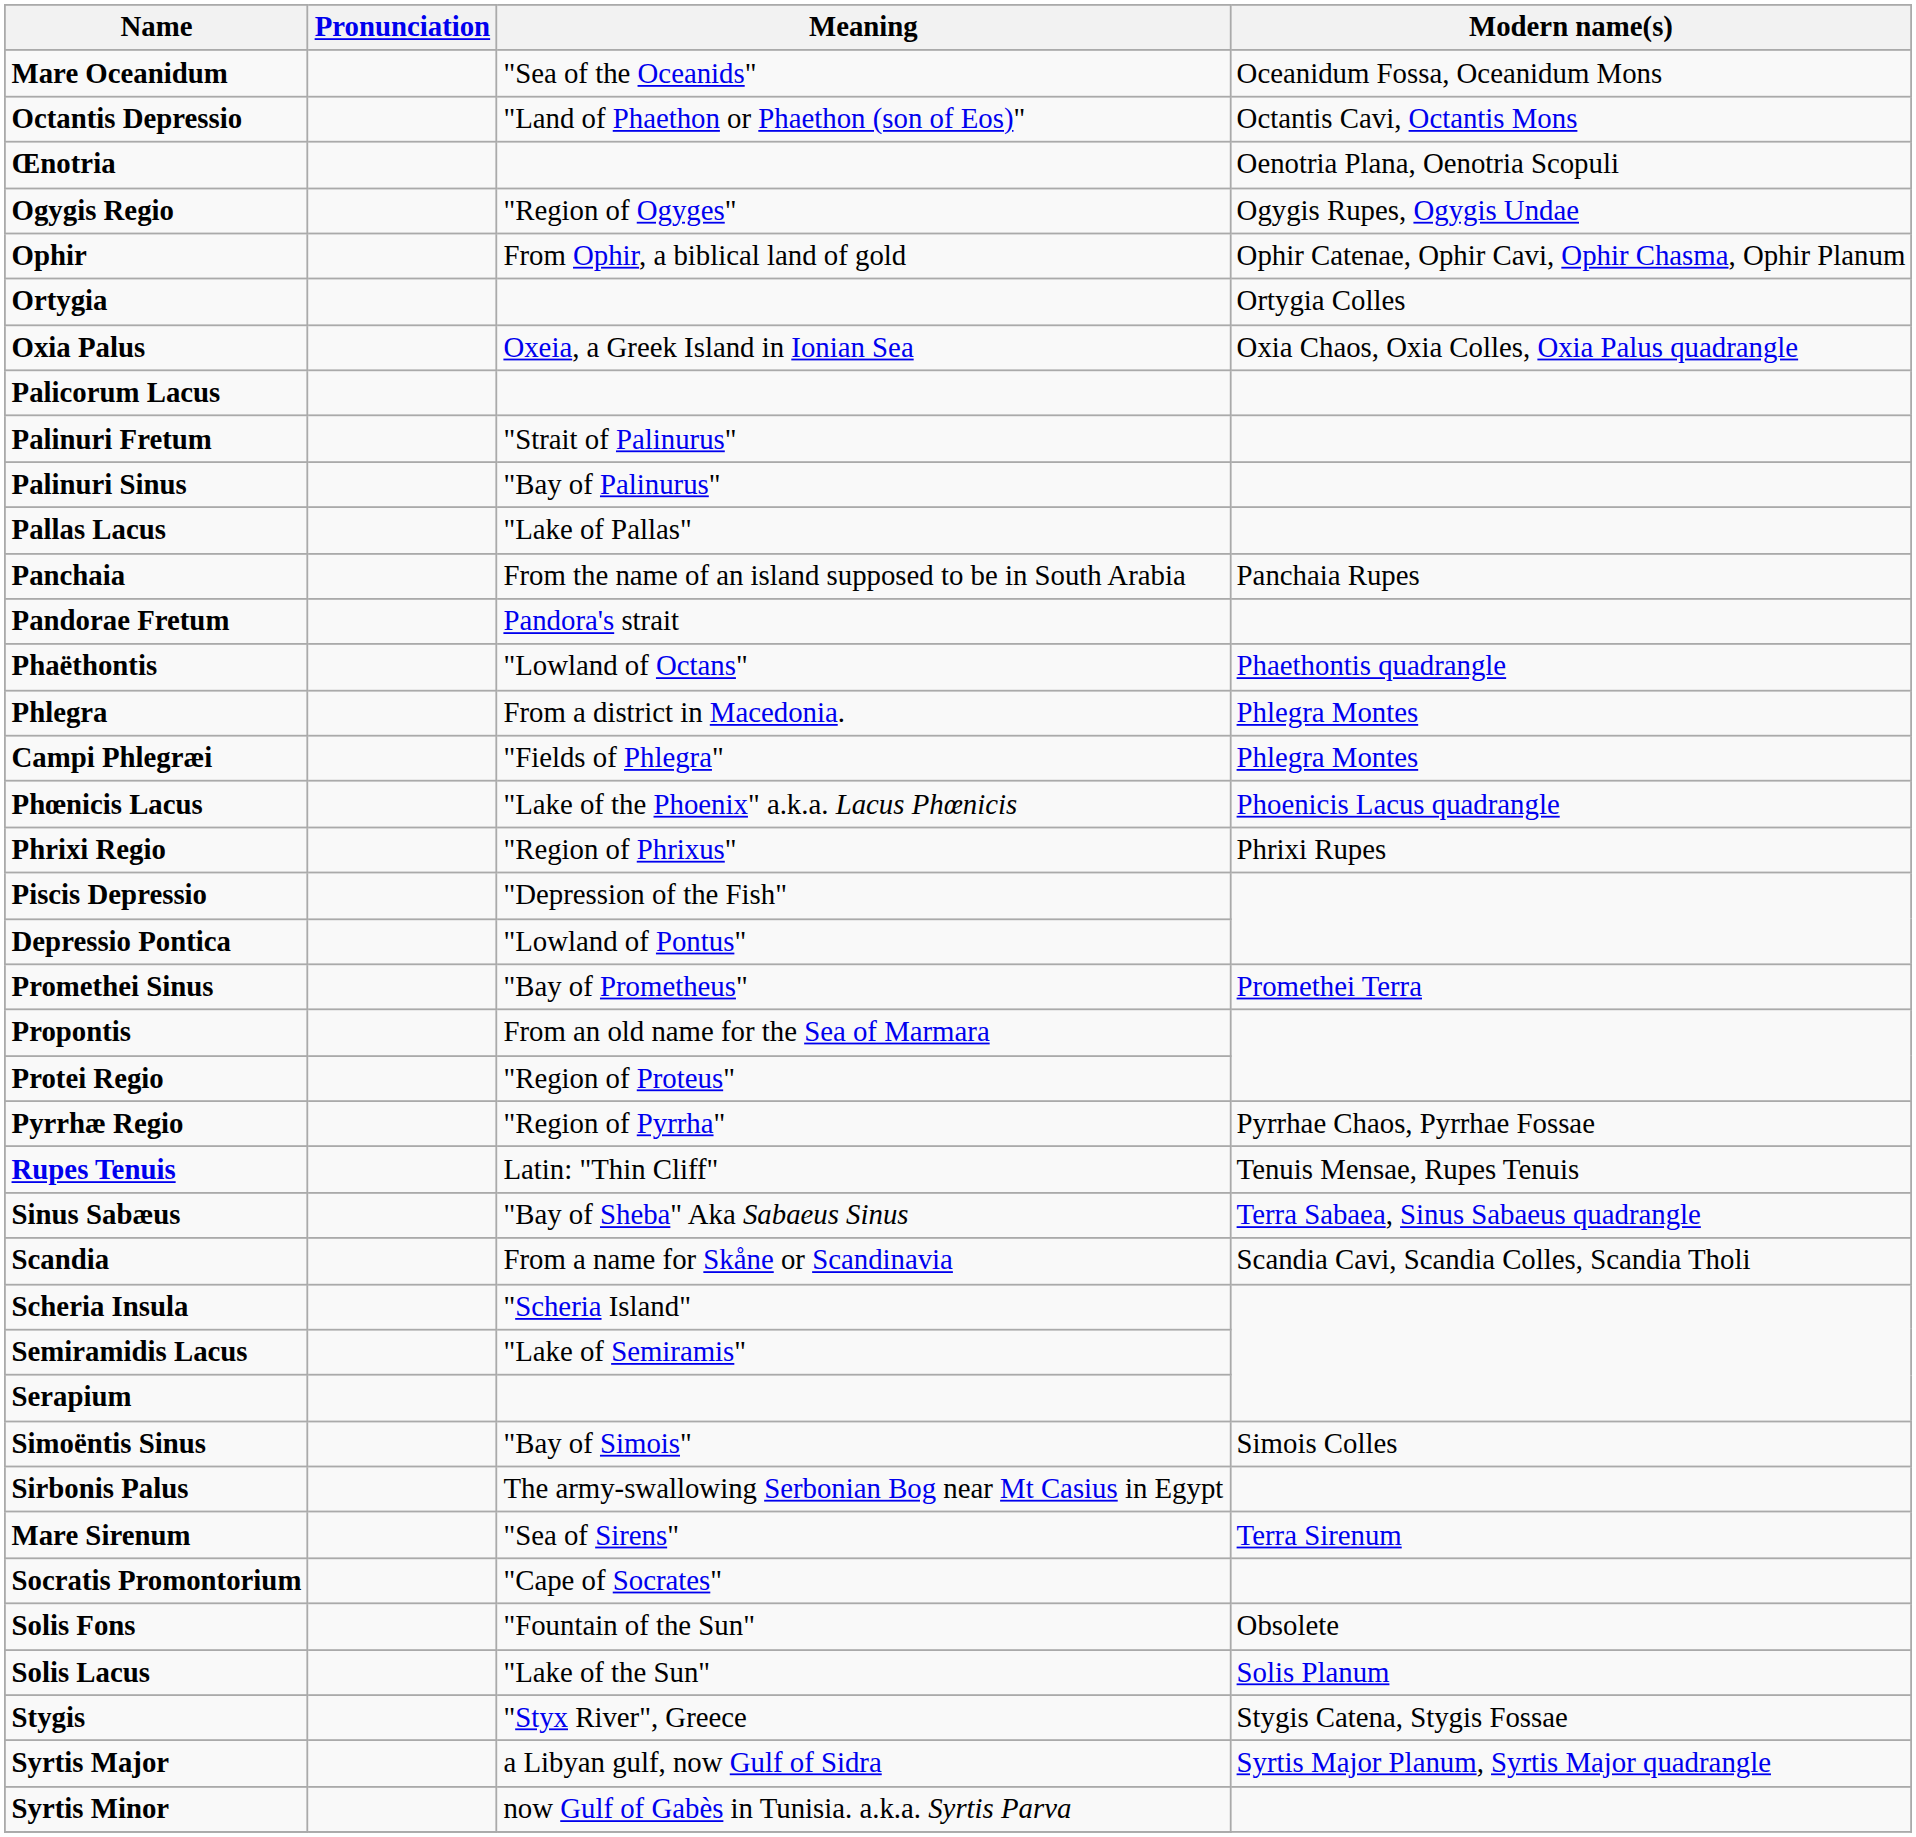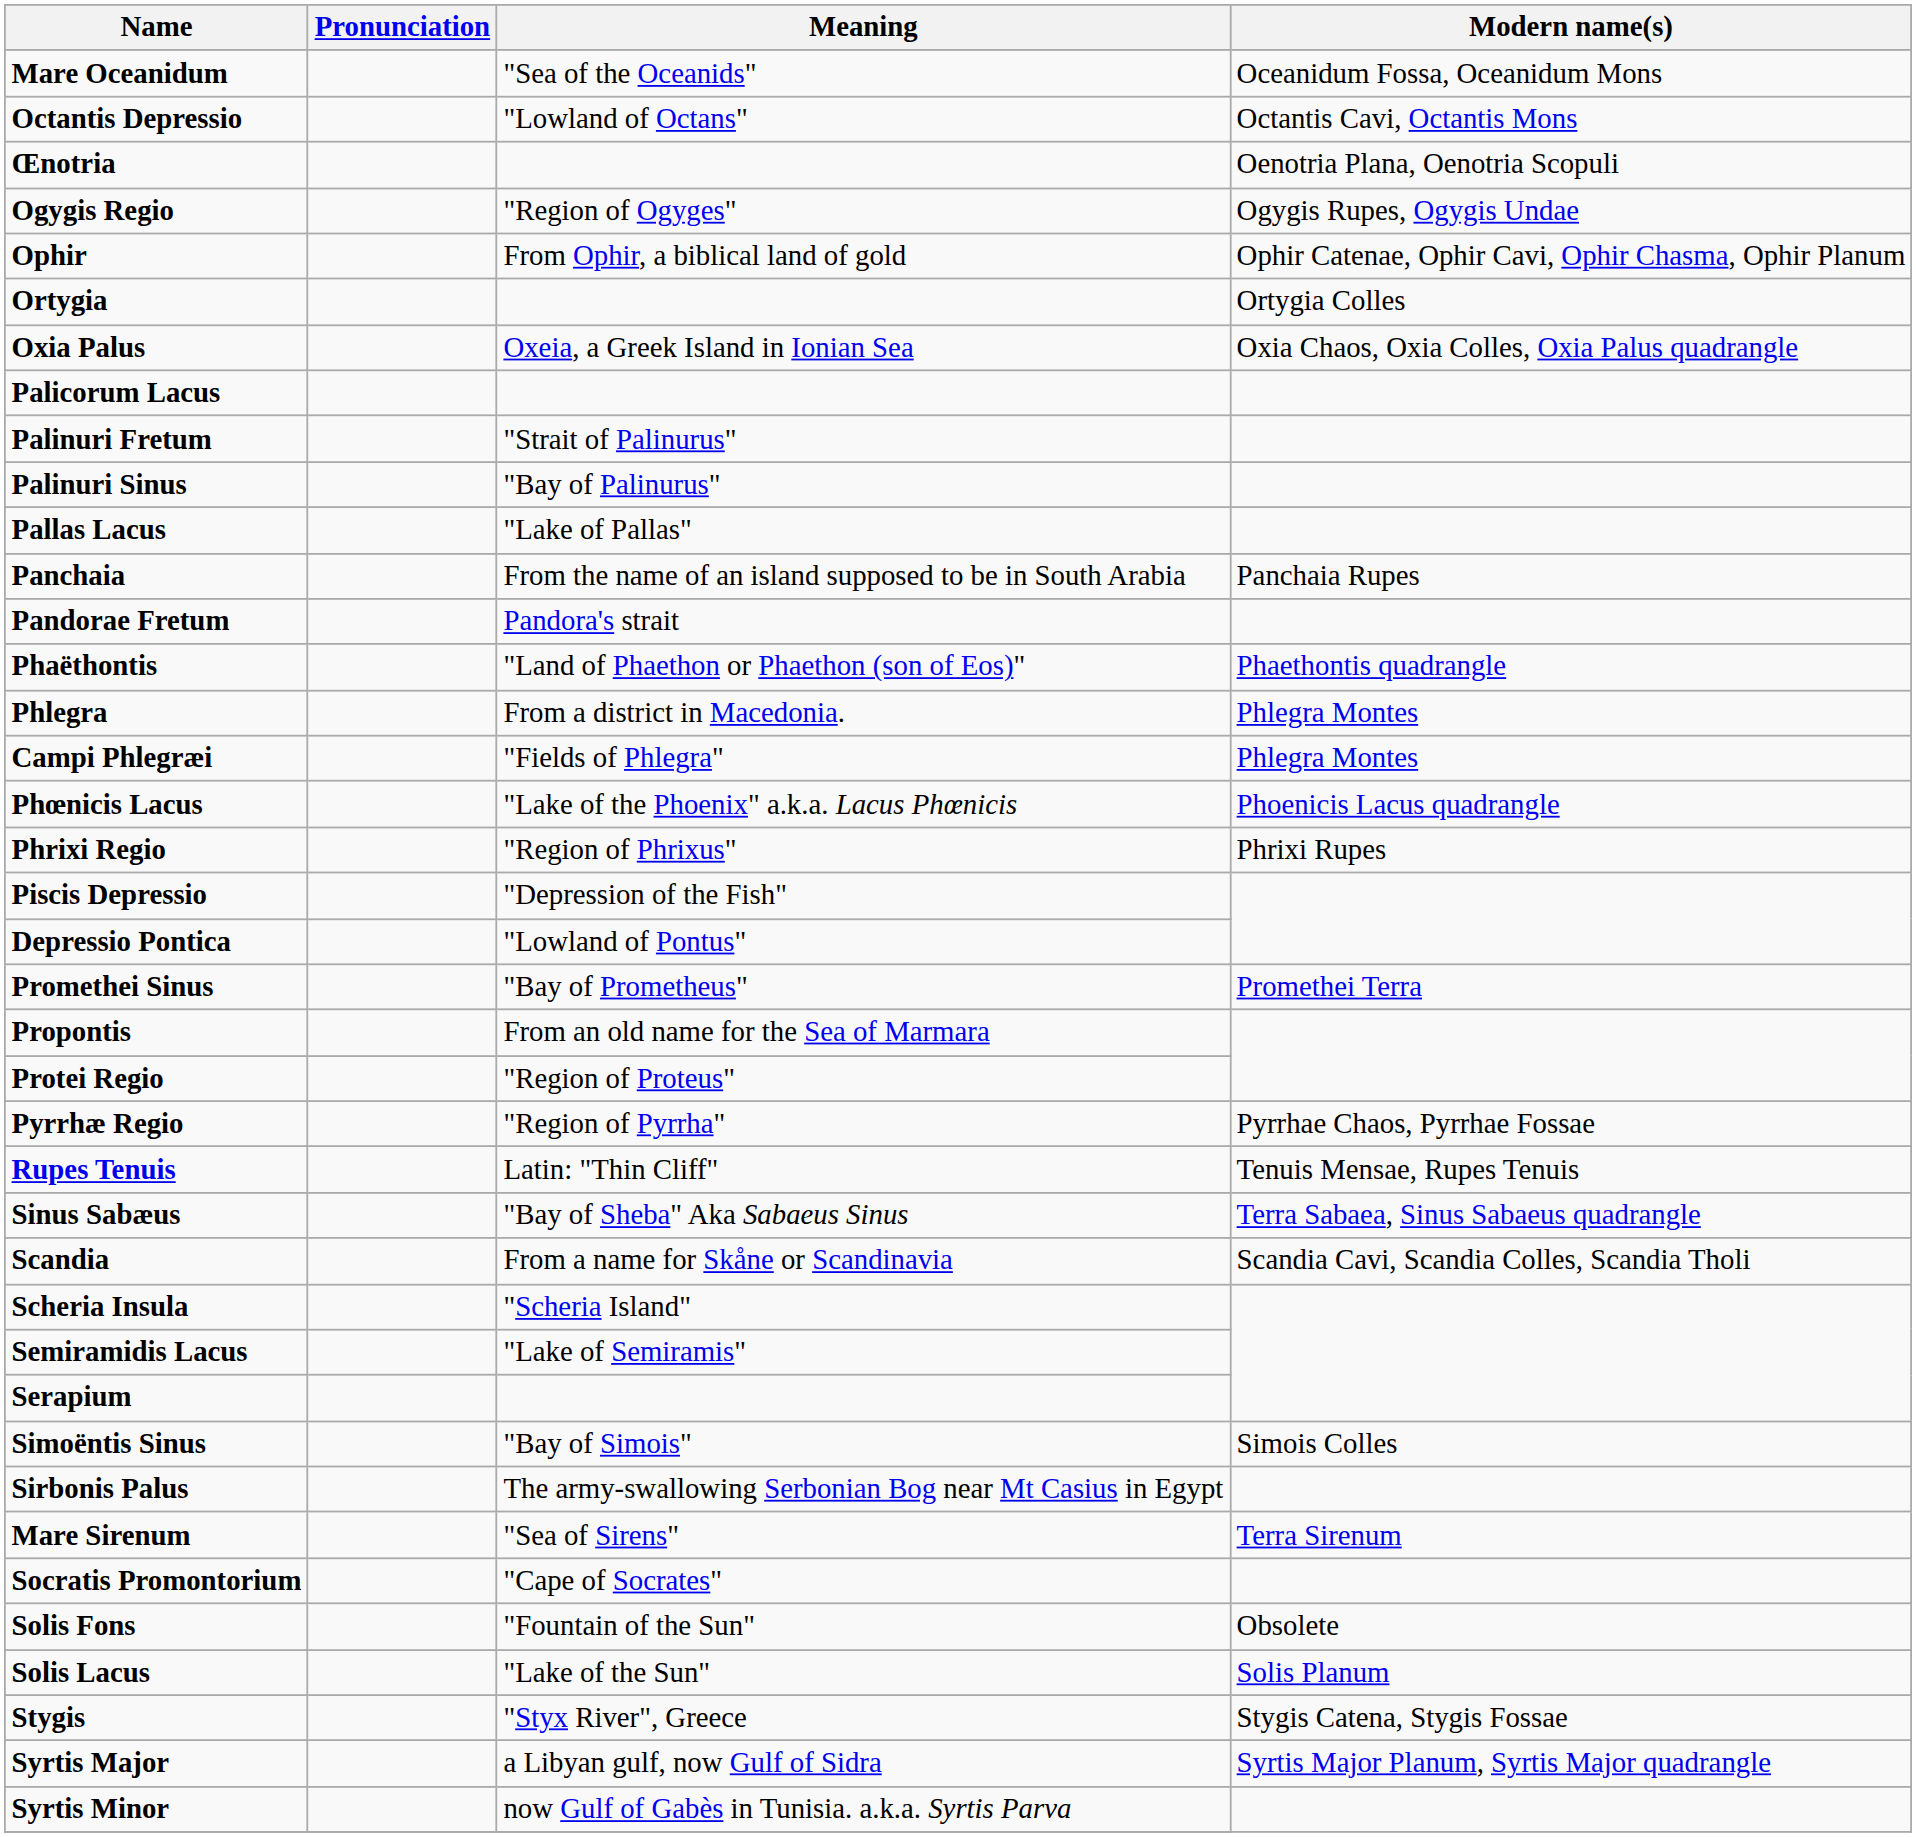(764, 118) "Land of Phaethon or Phaethon (son of Eos)" -> (626, 118) "Lowland of Octans"
(626, 666) "Lowland of Octans" -> (764, 666) "Land of Phaethon or Phaethon (son of Eos)"
